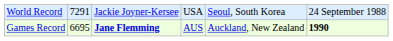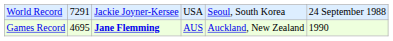(80, 28) 6695 -> (80, 28) 4695
(319, 28) bold -> (319, 28) normal
